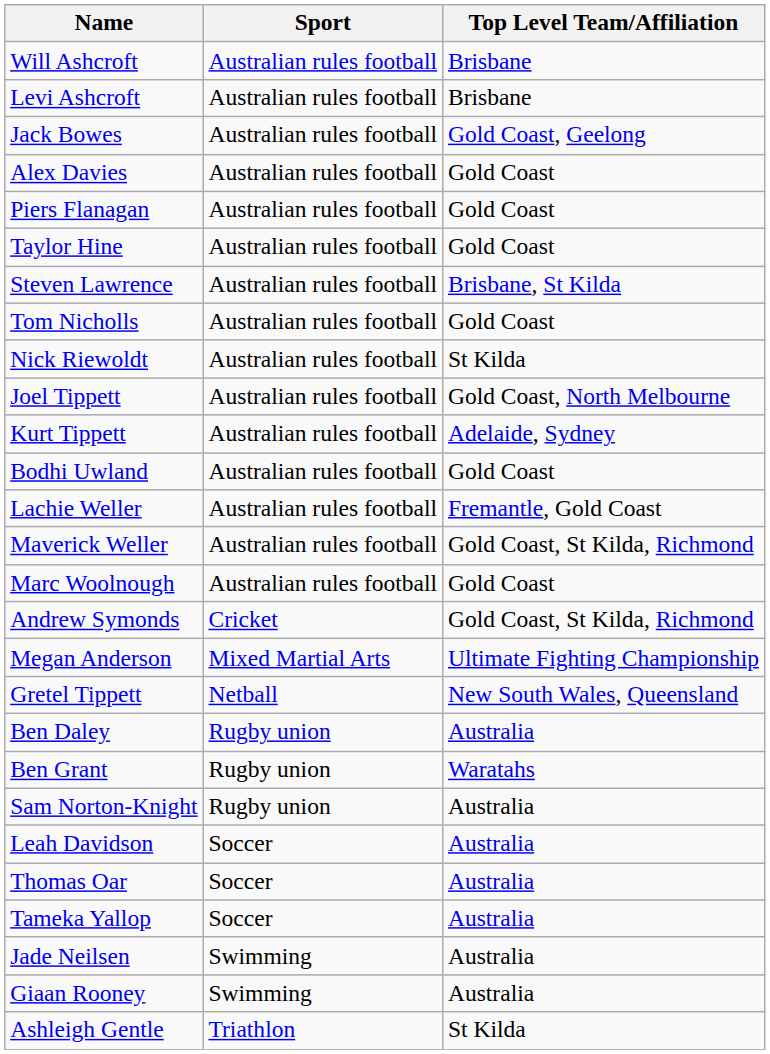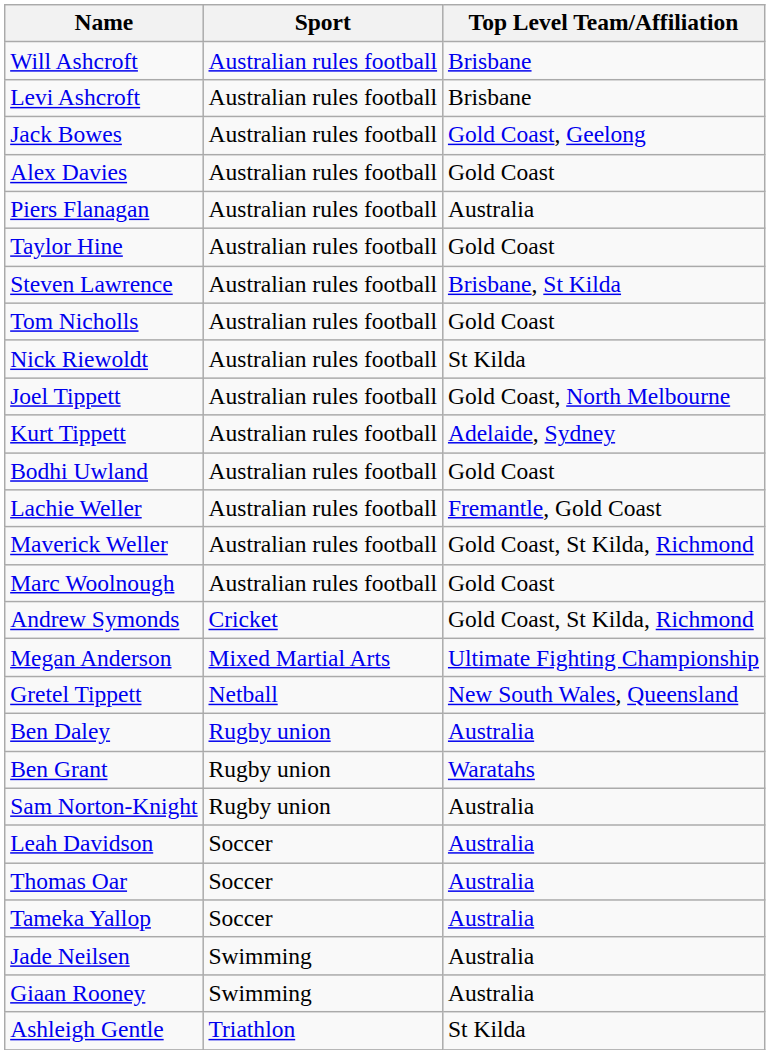(501, 209) Gold Coast -> (491, 209) Australia
